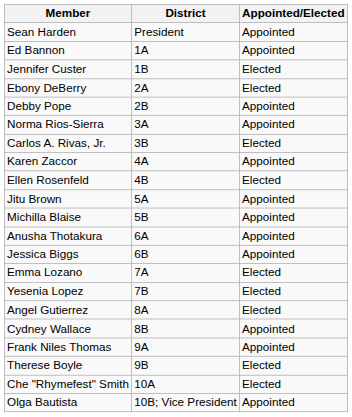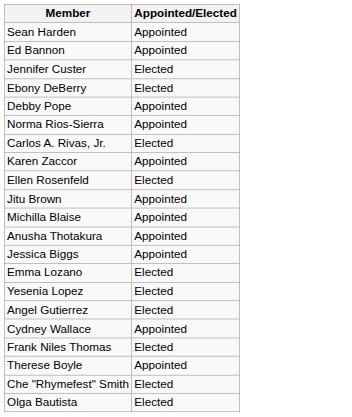- column: (186, 13)
(268, 347) Appointed -> (154, 347) Elected
(262, 365) Elected -> (161, 365) Appointed
(268, 402) Appointed -> (154, 402) Elected
